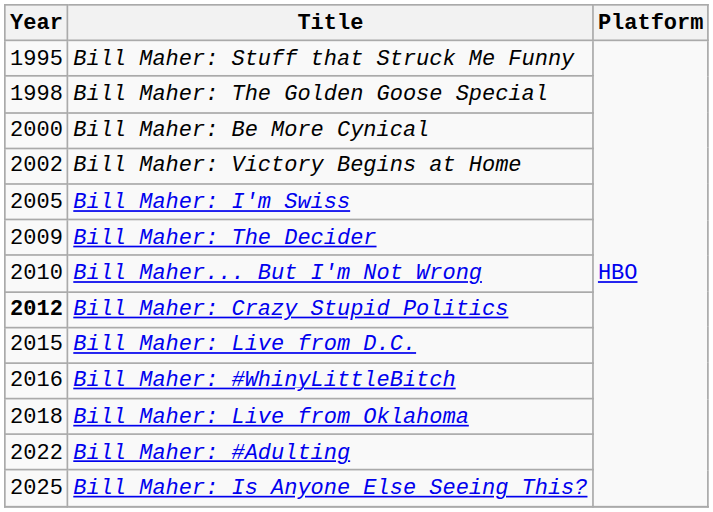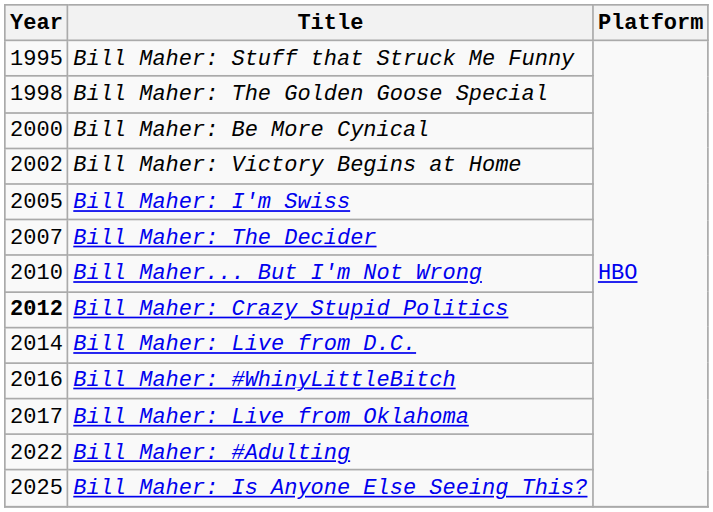(36, 238) 2009 -> (36, 238) 2007
(36, 345) 2015 -> (36, 345) 2014
(36, 417) 2018 -> (36, 417) 2017
